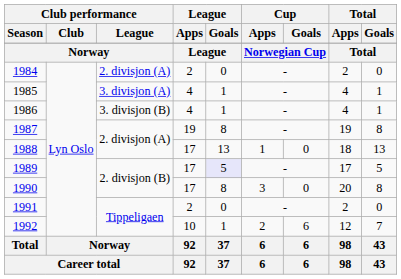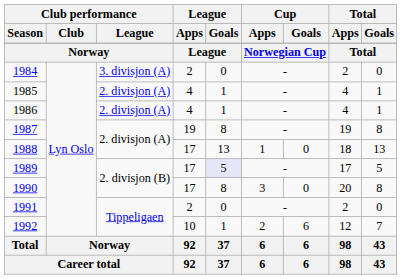(135, 71) 2. divisjon (A) -> (135, 71) 3. divisjon (A)
(135, 91) 3. divisjon (A) -> (135, 91) 2. divisjon (A)
(135, 110) 3. divisjon (B) -> (135, 110) 2. divisjon (A)
